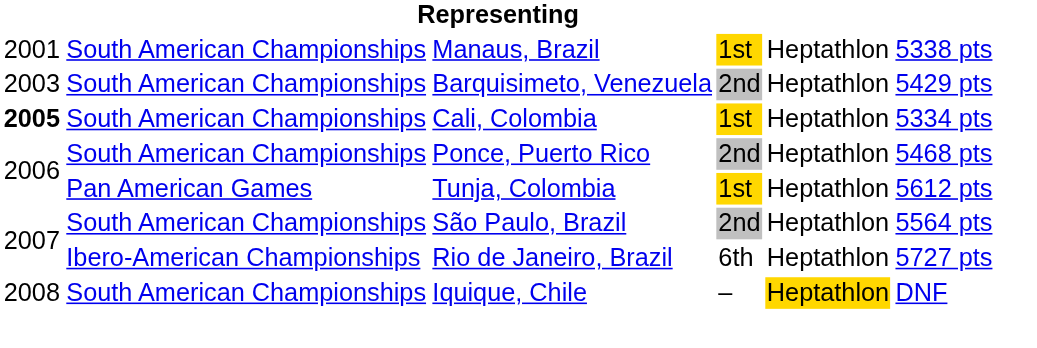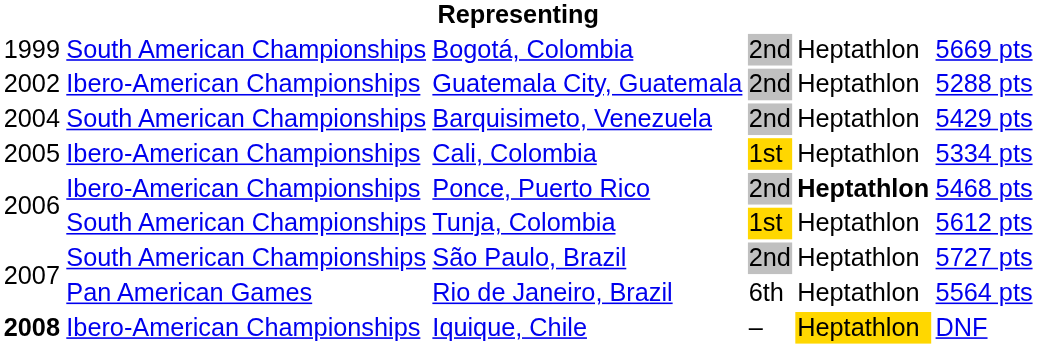+ row: (533, 49)
- row: (516, 49)
+ row: (587, 84)
(32, 84) 2003 -> (32, 118) 2004
(32, 118) bold -> (32, 153) normal
(246, 118) South American Championships -> (243, 153) Ibero-American Championships
(246, 153) South American Championships -> (243, 188) Ibero-American Championships
(828, 153) normal -> (863, 188) bold
(189, 188) Pan American Games -> (246, 223) South American Championships
(944, 223) 5564 pts -> (984, 257) 5727 pts
(243, 257) Ibero-American Championships -> (189, 292) Pan American Games
(944, 257) 5727 pts -> (984, 292) 5564 pts
(32, 292) normal -> (32, 327) bold
(246, 292) South American Championships -> (243, 327) Ibero-American Championships
